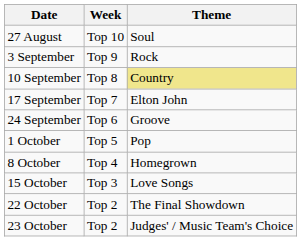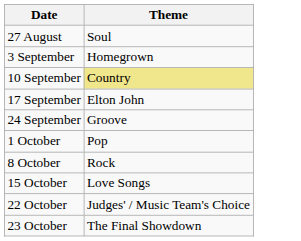- column: (106, 15)
(144, 57) Rock -> (120, 57) Homegrown
(163, 162) Homegrown -> (101, 162) Rock
(187, 204) The Final Showdown -> (168, 204) Judges' / Music Team's Choice
(212, 225) Judges' / Music Team's Choice -> (144, 225) The Final Showdown
